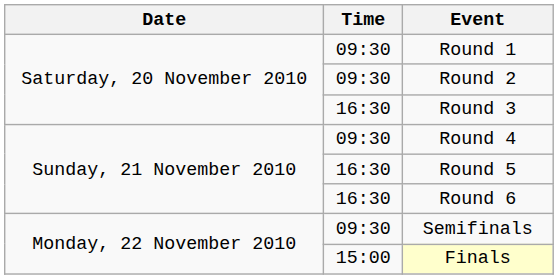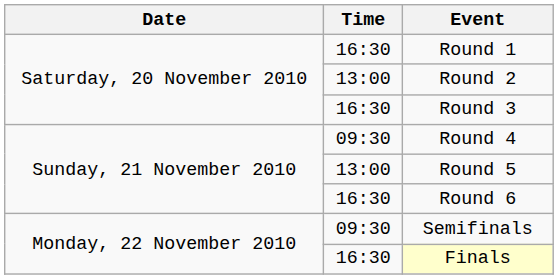(363, 50) 09:30 -> (363, 50) 16:30
(363, 79) 09:30 -> (363, 79) 13:00
(363, 169) 16:30 -> (363, 169) 13:00
(363, 259) 15:00 -> (363, 259) 16:30
